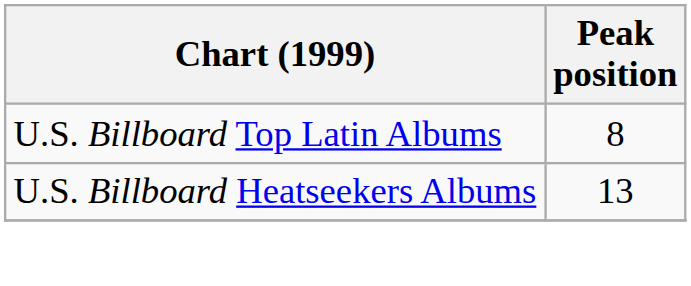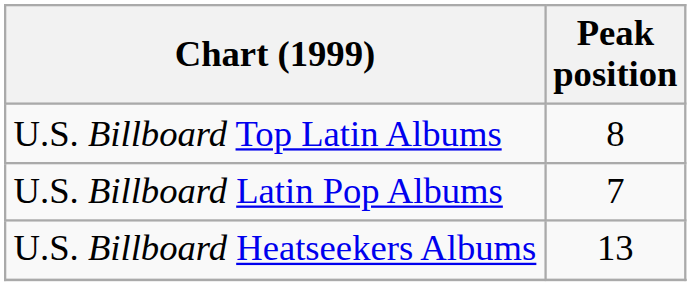+ row: (258, 190)
